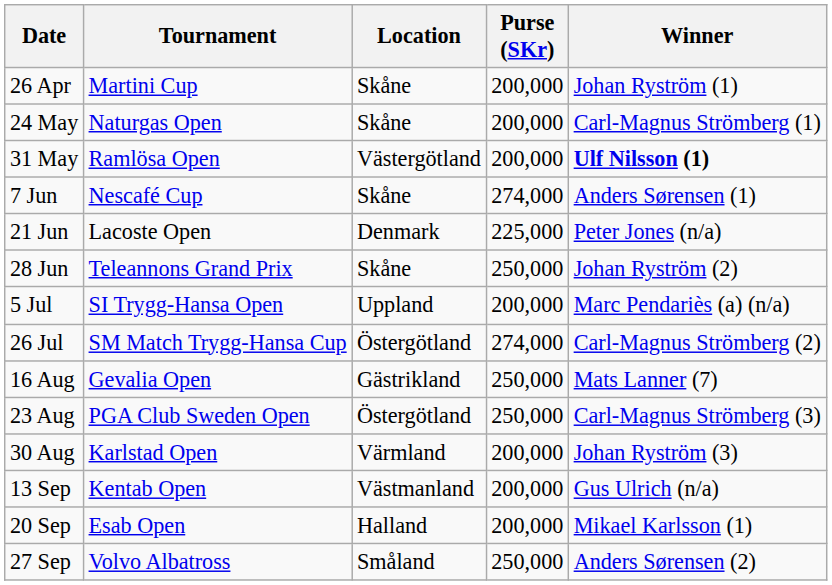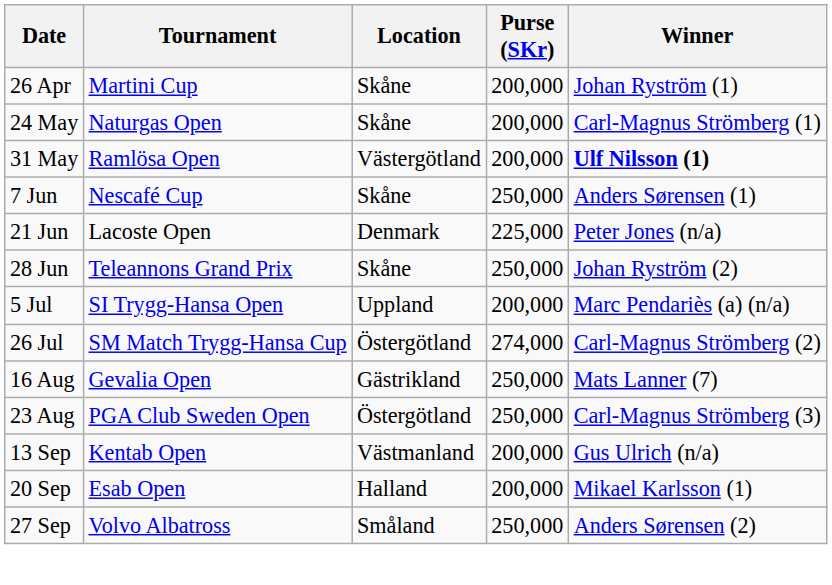(527, 195) 274,000 -> (527, 195) 250,000
- row: (42, 451)
